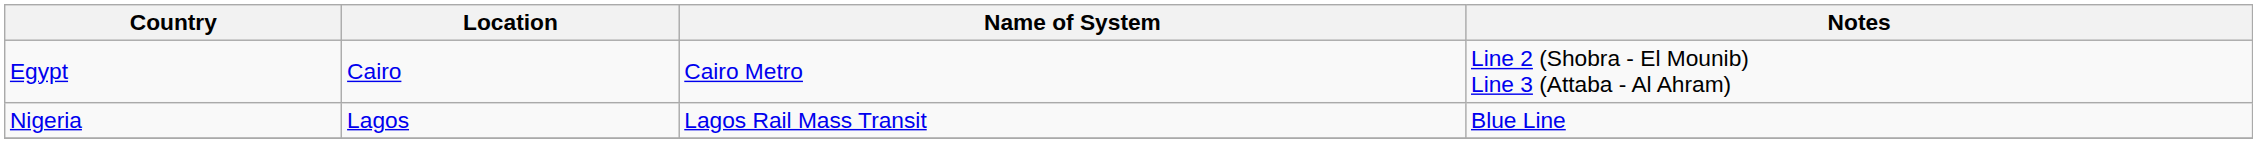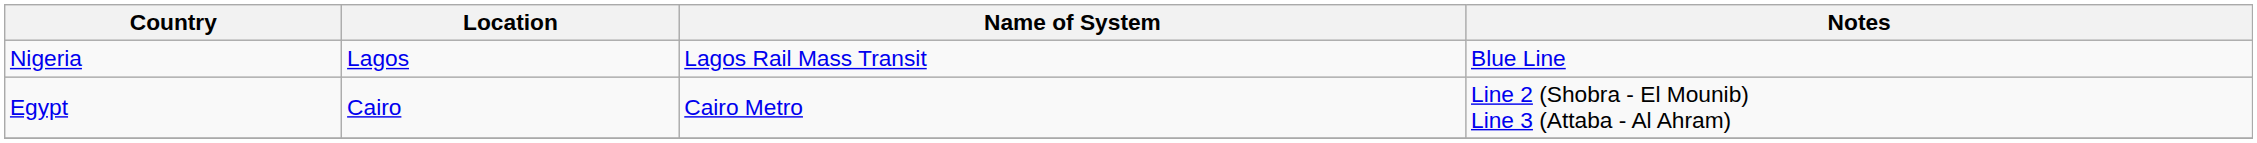rows swapped: (39, 71) <-> (46, 120)
